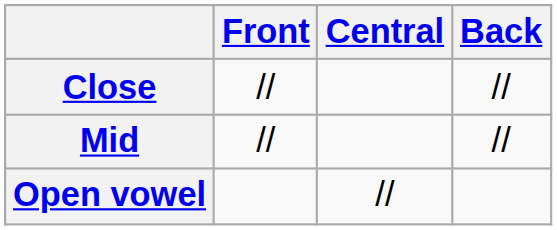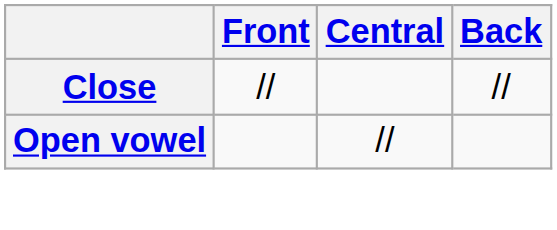- row: (110, 140)
